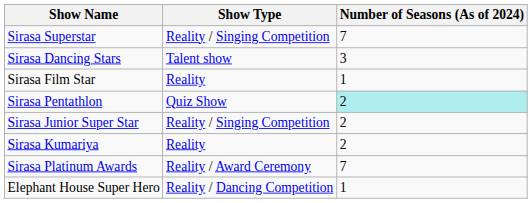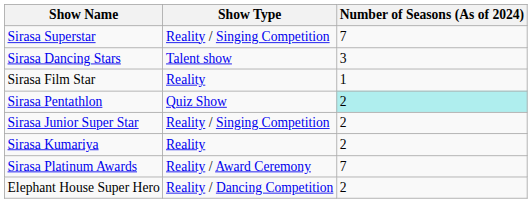(343, 187) 1 -> (343, 187) 2
